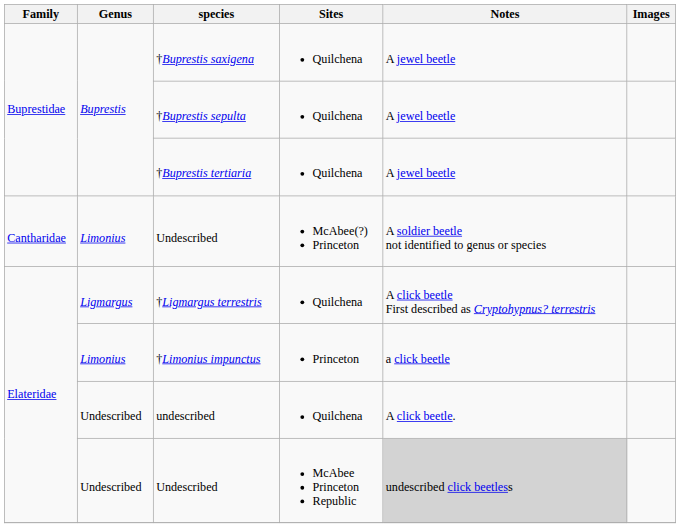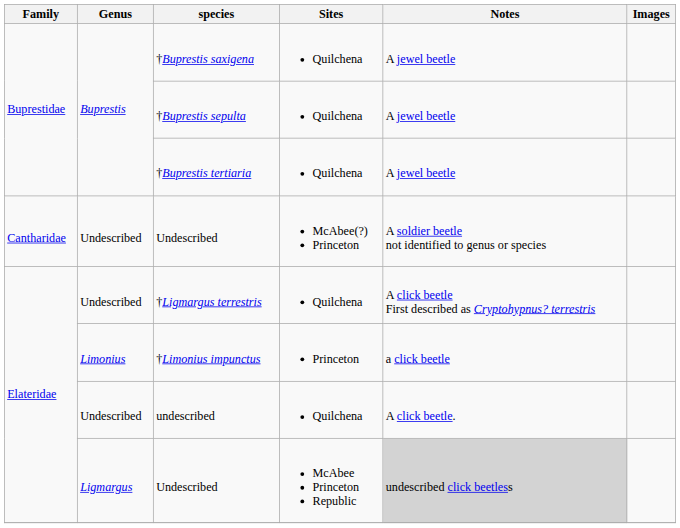(103, 237) Limonius -> (111, 237) Undescribed
(106, 302) Ligmargus -> (111, 302) Undescribed
(111, 487) Undescribed -> (106, 487) Ligmargus
